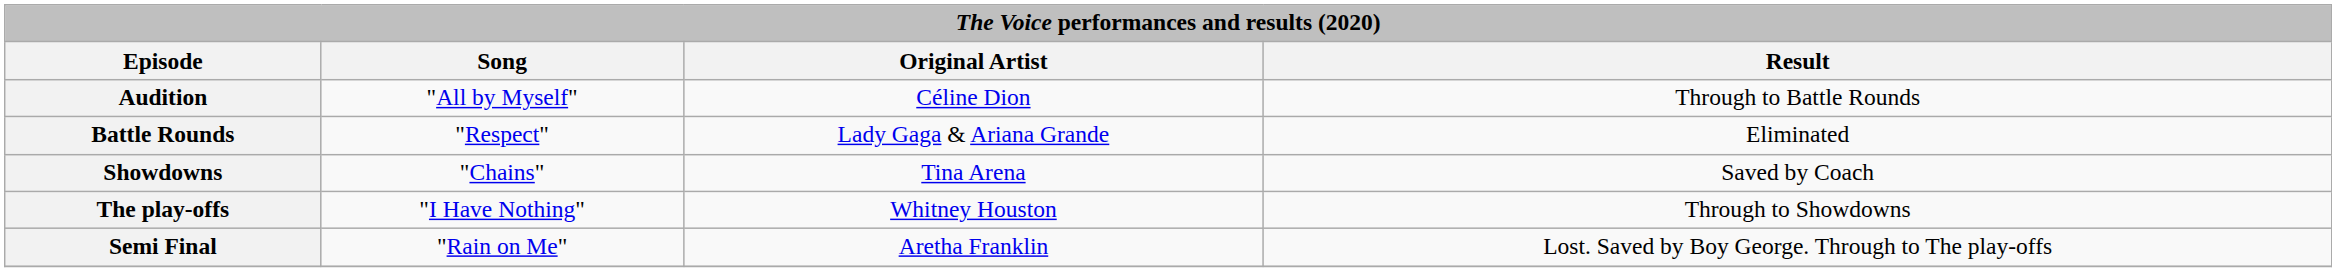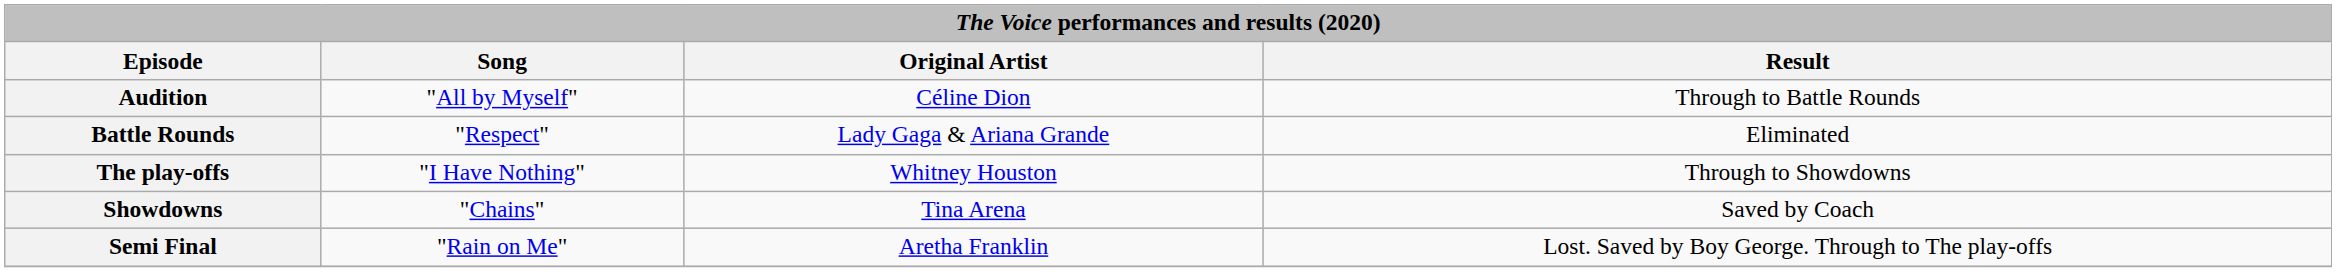rows swapped: (163, 209) <-> (163, 172)
